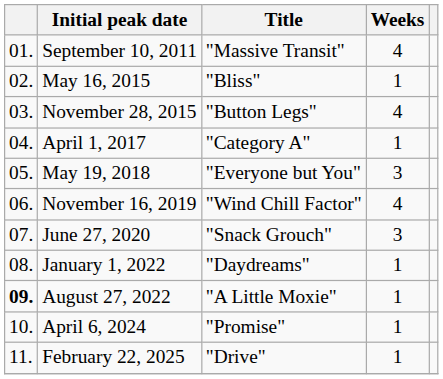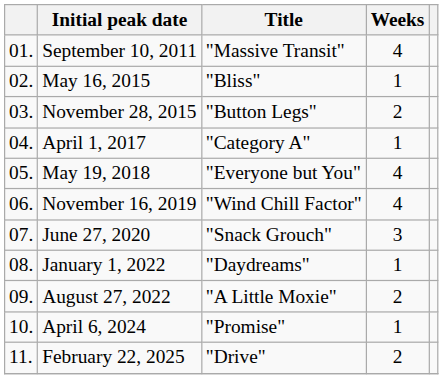(398, 111) 4 -> (398, 111) 2
(398, 173) 3 -> (398, 173) 4
(21, 296) bold -> (21, 296) normal
(398, 296) 1 -> (398, 296) 2
(398, 357) 1 -> (398, 357) 2
